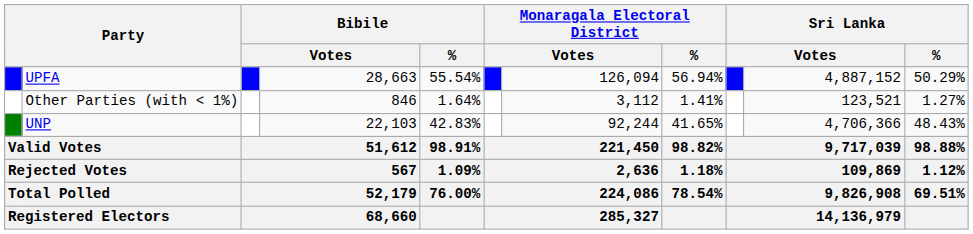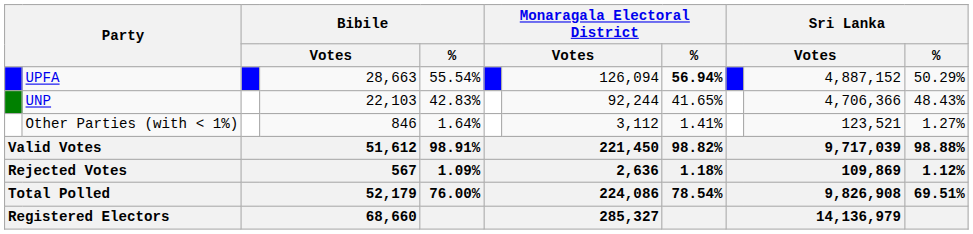(697, 79) normal -> (697, 79) bold
rows swapped: (38, 125) <-> (132, 102)
